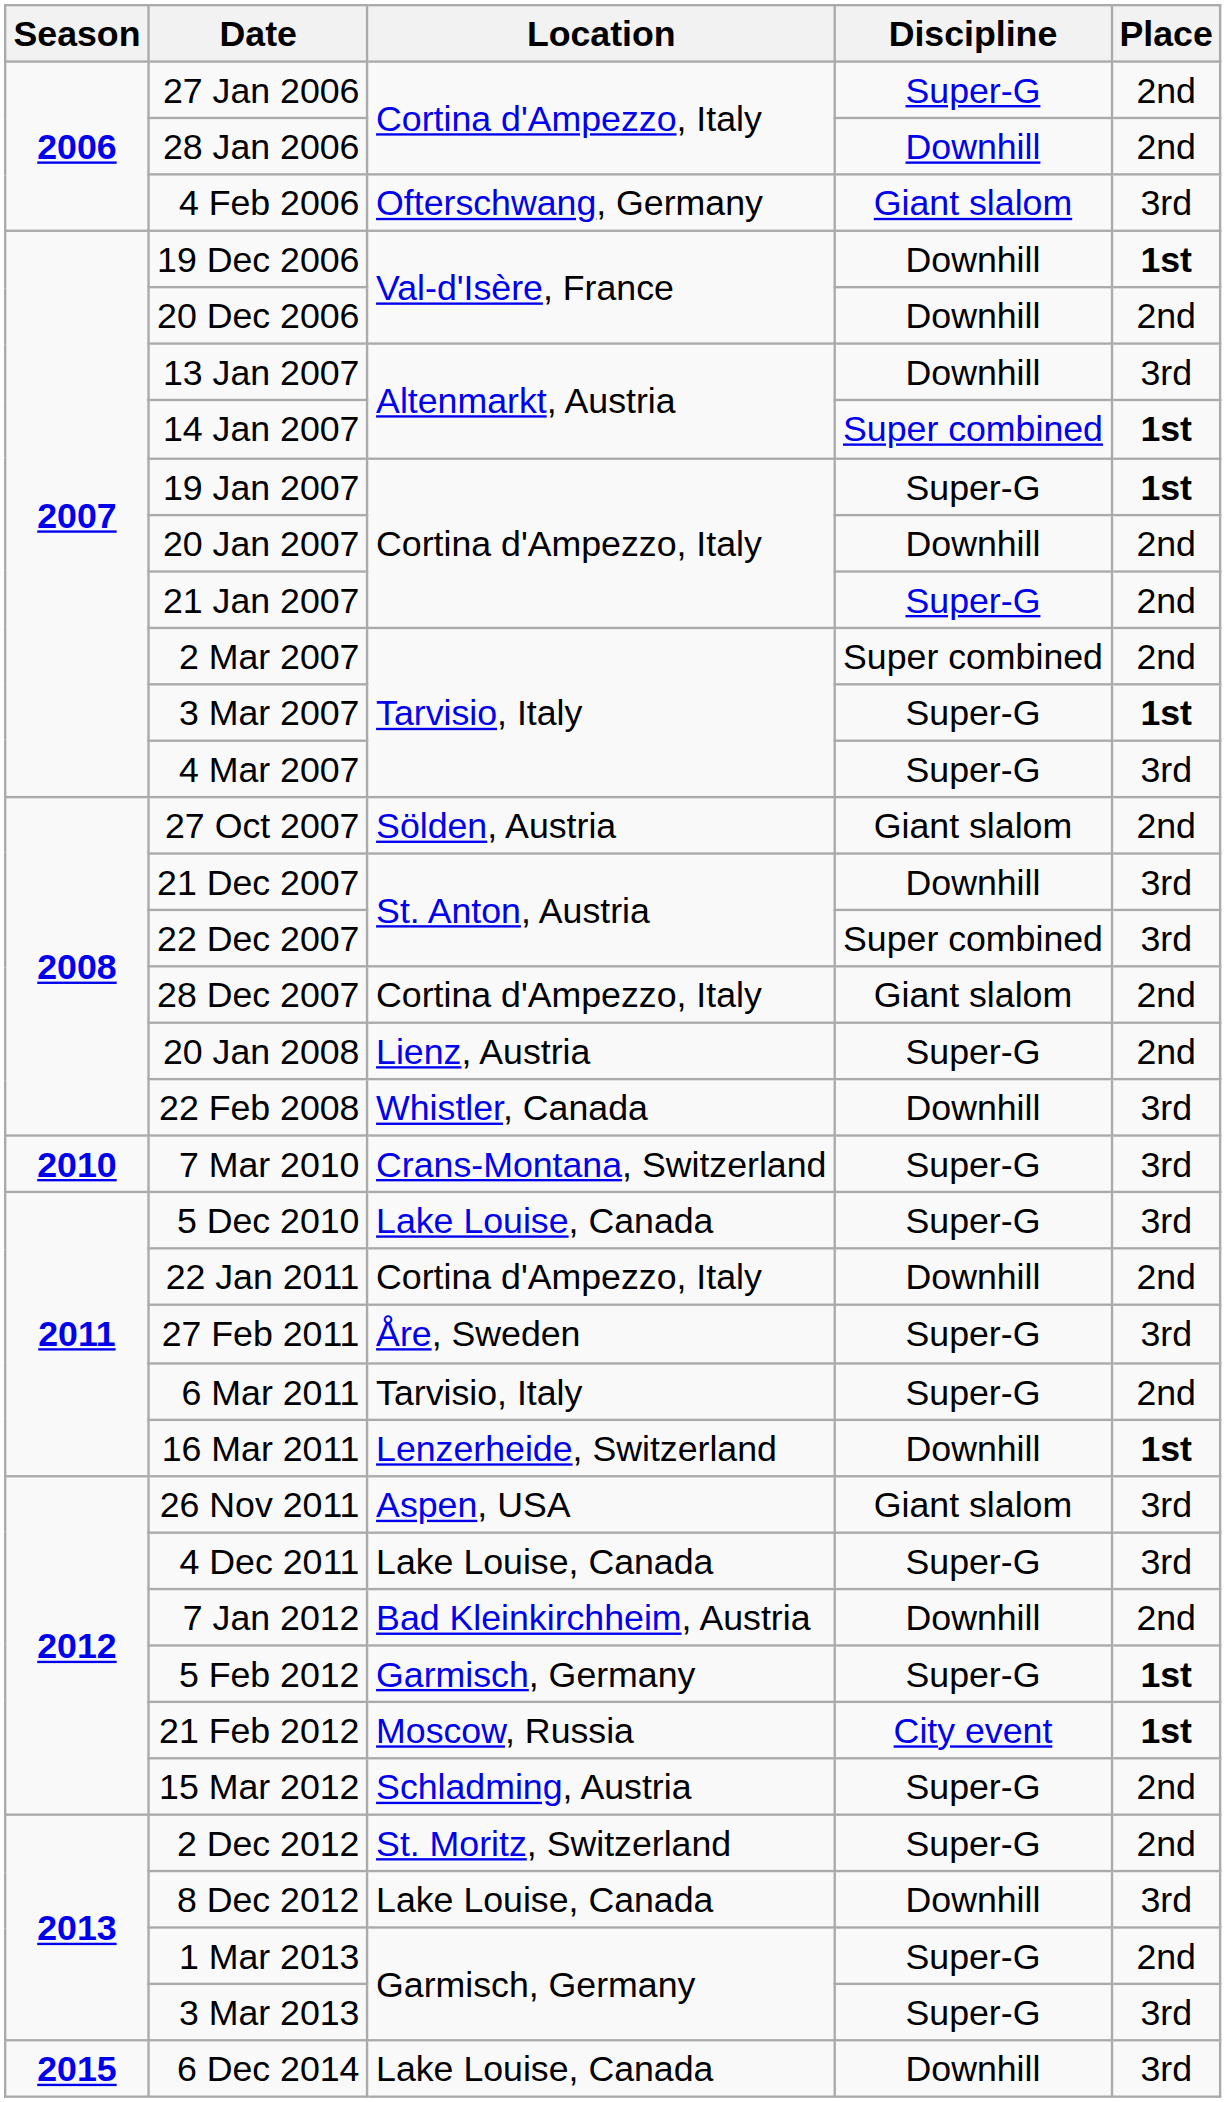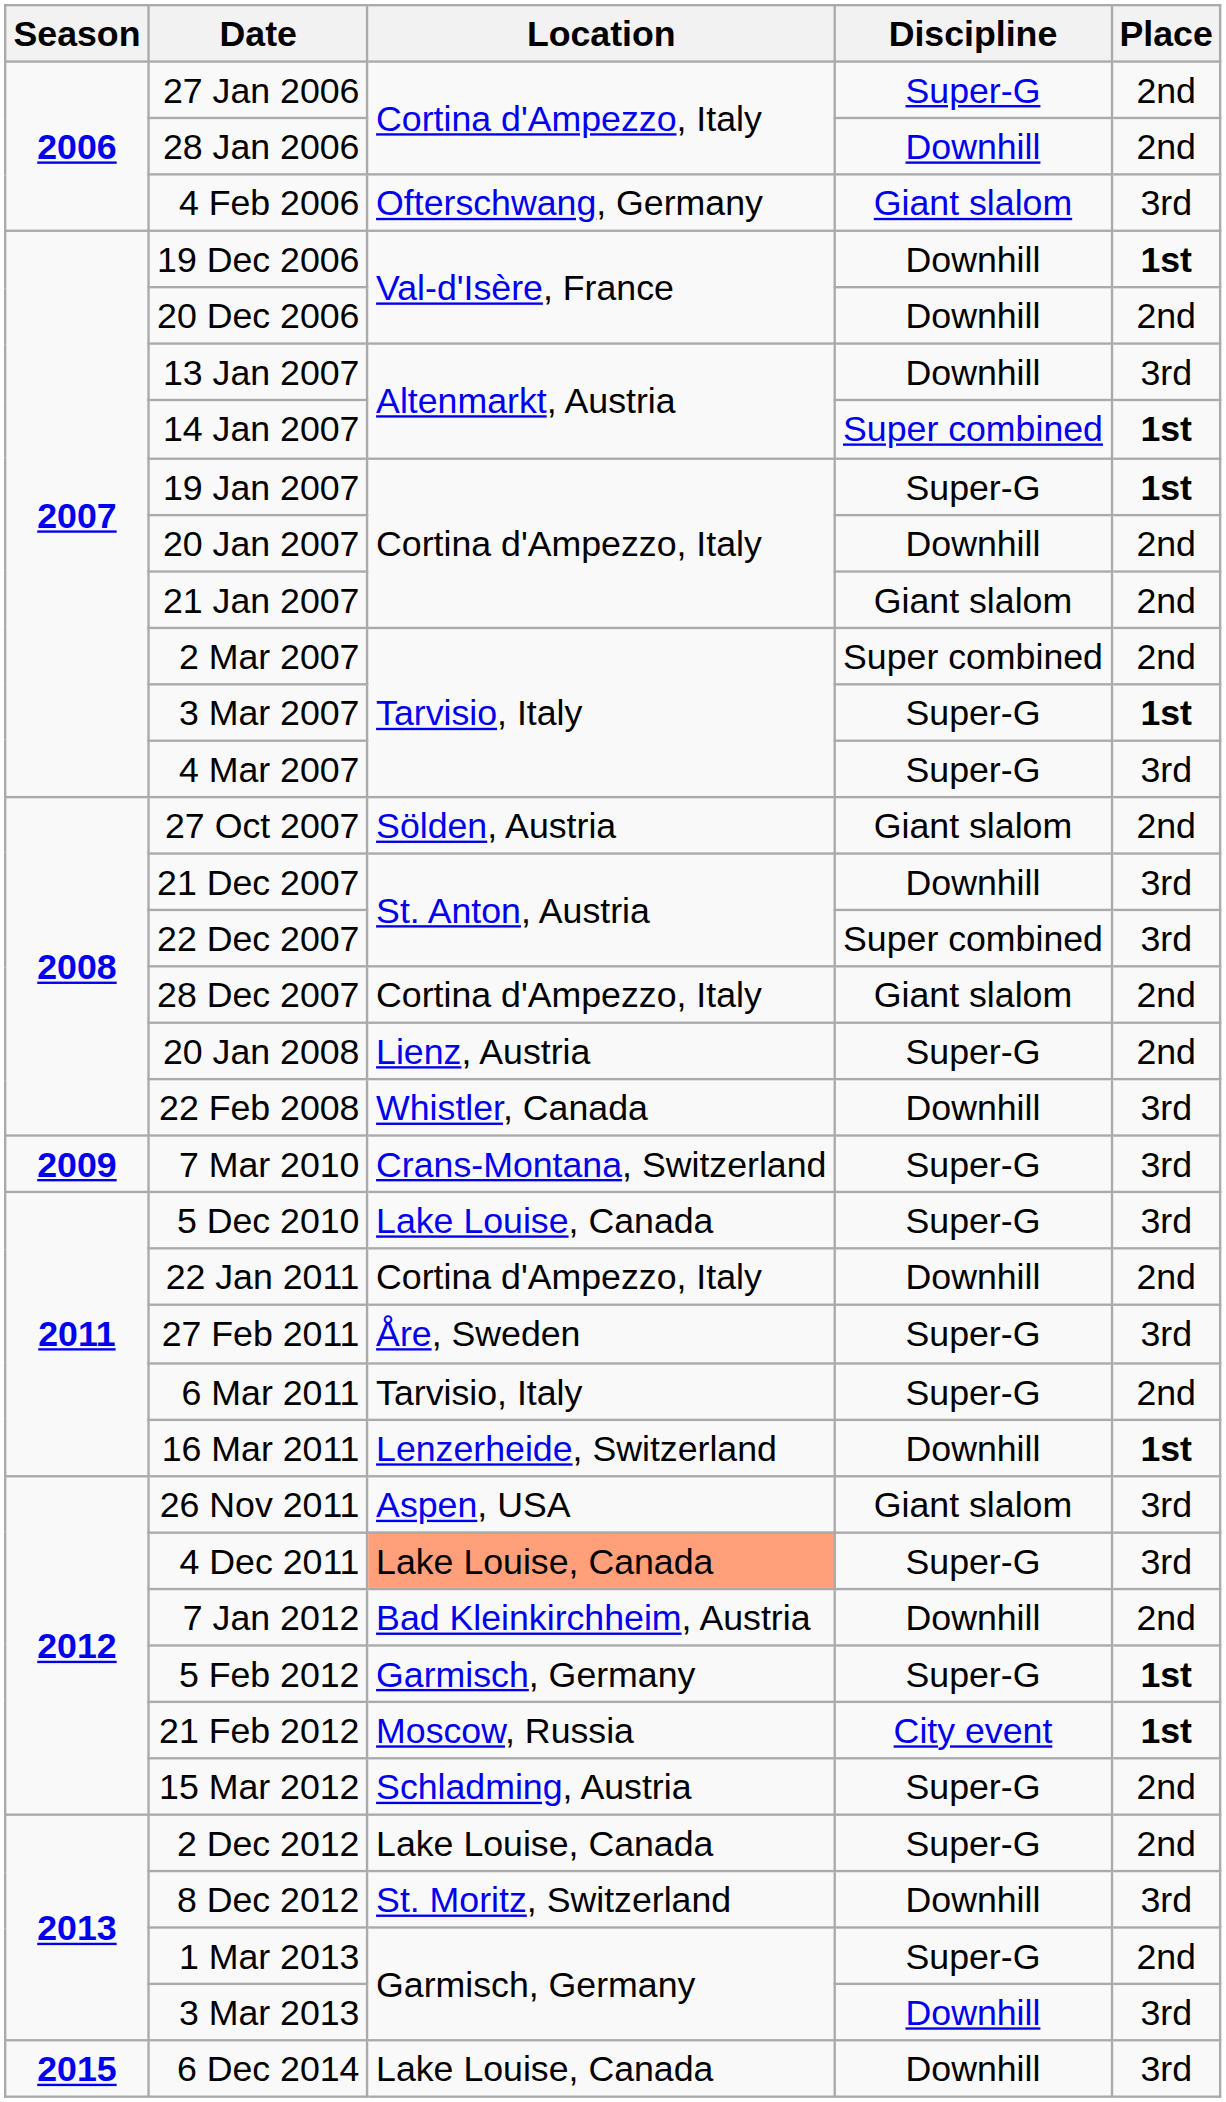(973, 599) Super-G -> (973, 599) Giant slalom
(77, 1165) 2010 -> (77, 1165) 2009
(545, 1560) no background -> (545, 1560) lightsalmon background
(554, 1843) St. Moritz, Switzerland -> (545, 1843) Lake Louise, Canada
(545, 1900) Lake Louise, Canada -> (554, 1900) St. Moritz, Switzerland
(973, 2013) Super-G -> (973, 2013) Downhill
